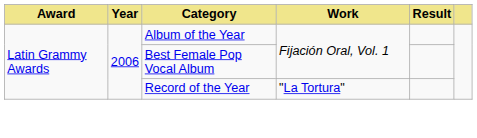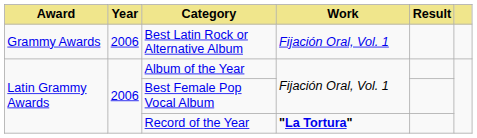+ row: (196, 41)
(312, 88) normal -> (316, 123) bold
